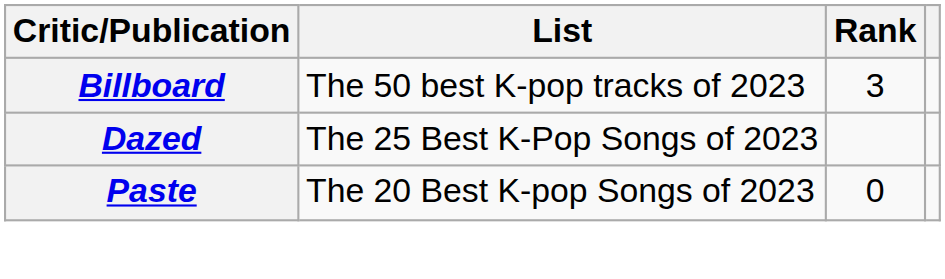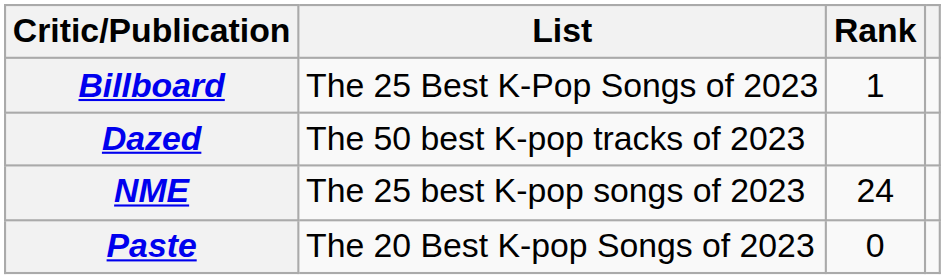(556, 84) The 50 best K-pop tracks of 2023 -> (562, 84) The 25 Best K-Pop Songs of 2023
(875, 84) 3 -> (875, 84) 1
(562, 138) The 25 Best K-Pop Songs of 2023 -> (556, 138) The 50 best K-pop tracks of 2023
+ row: (152, 191)
